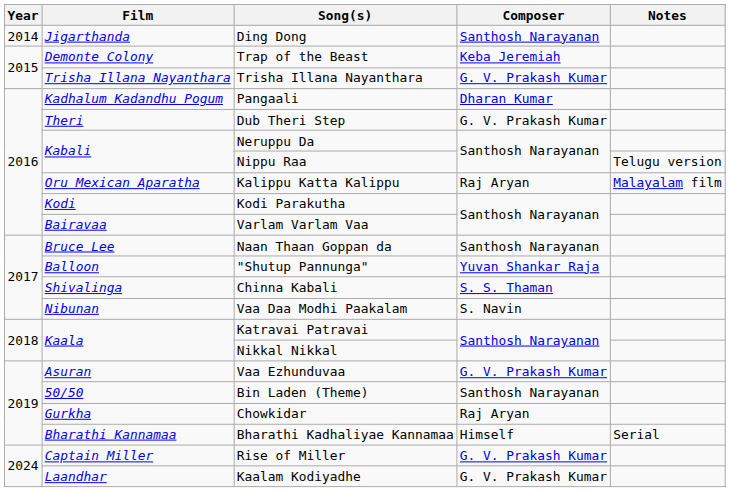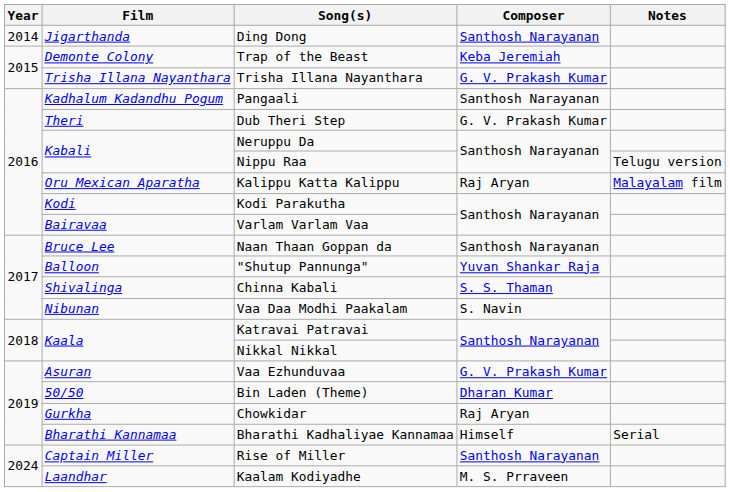(506, 99) Dharan Kumar -> (530, 99) Santhosh Narayanan
(530, 393) Santhosh Narayanan -> (506, 393) Dharan Kumar
(533, 455) G. V. Prakash Kumar -> (530, 455) Santhosh Narayanan
(533, 476) G. V. Prakash Kumar -> (514, 476) M. S. Prraveen
